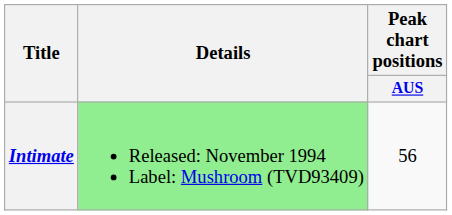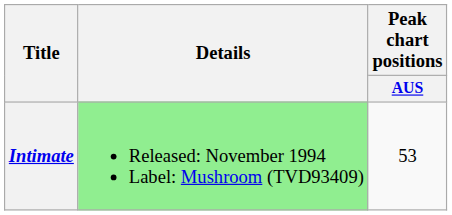(407, 155) 56 -> (407, 155) 53
